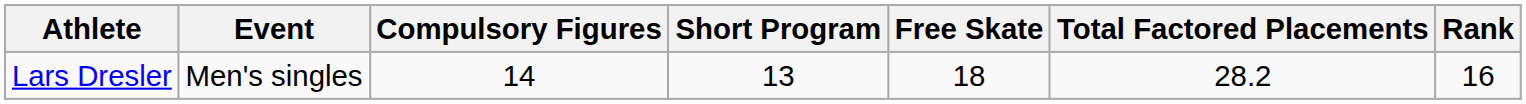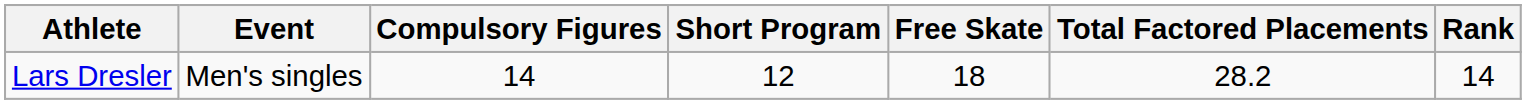(778, 75) 13 -> (778, 75) 12
(1478, 75) 16 -> (1478, 75) 14
